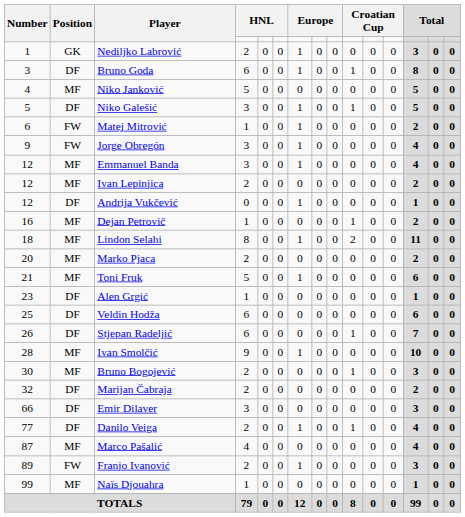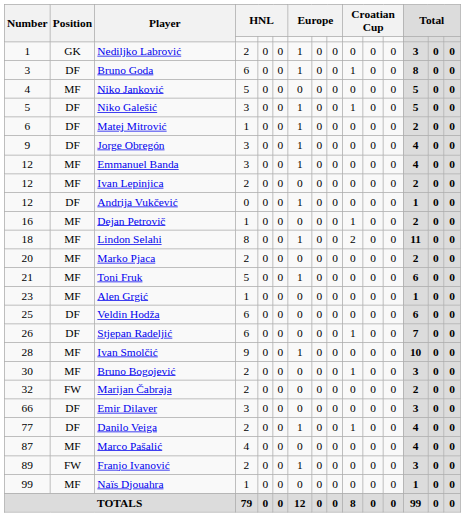(72, 126) FW -> (72, 126) DF
(72, 145) FW -> (72, 145) DF
(72, 296) DF -> (72, 296) MF
(72, 390) DF -> (72, 390) FW
